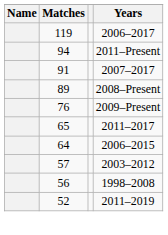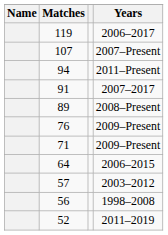+ row: (64, 51)
+ row: (64, 145)
- row: (64, 126)
